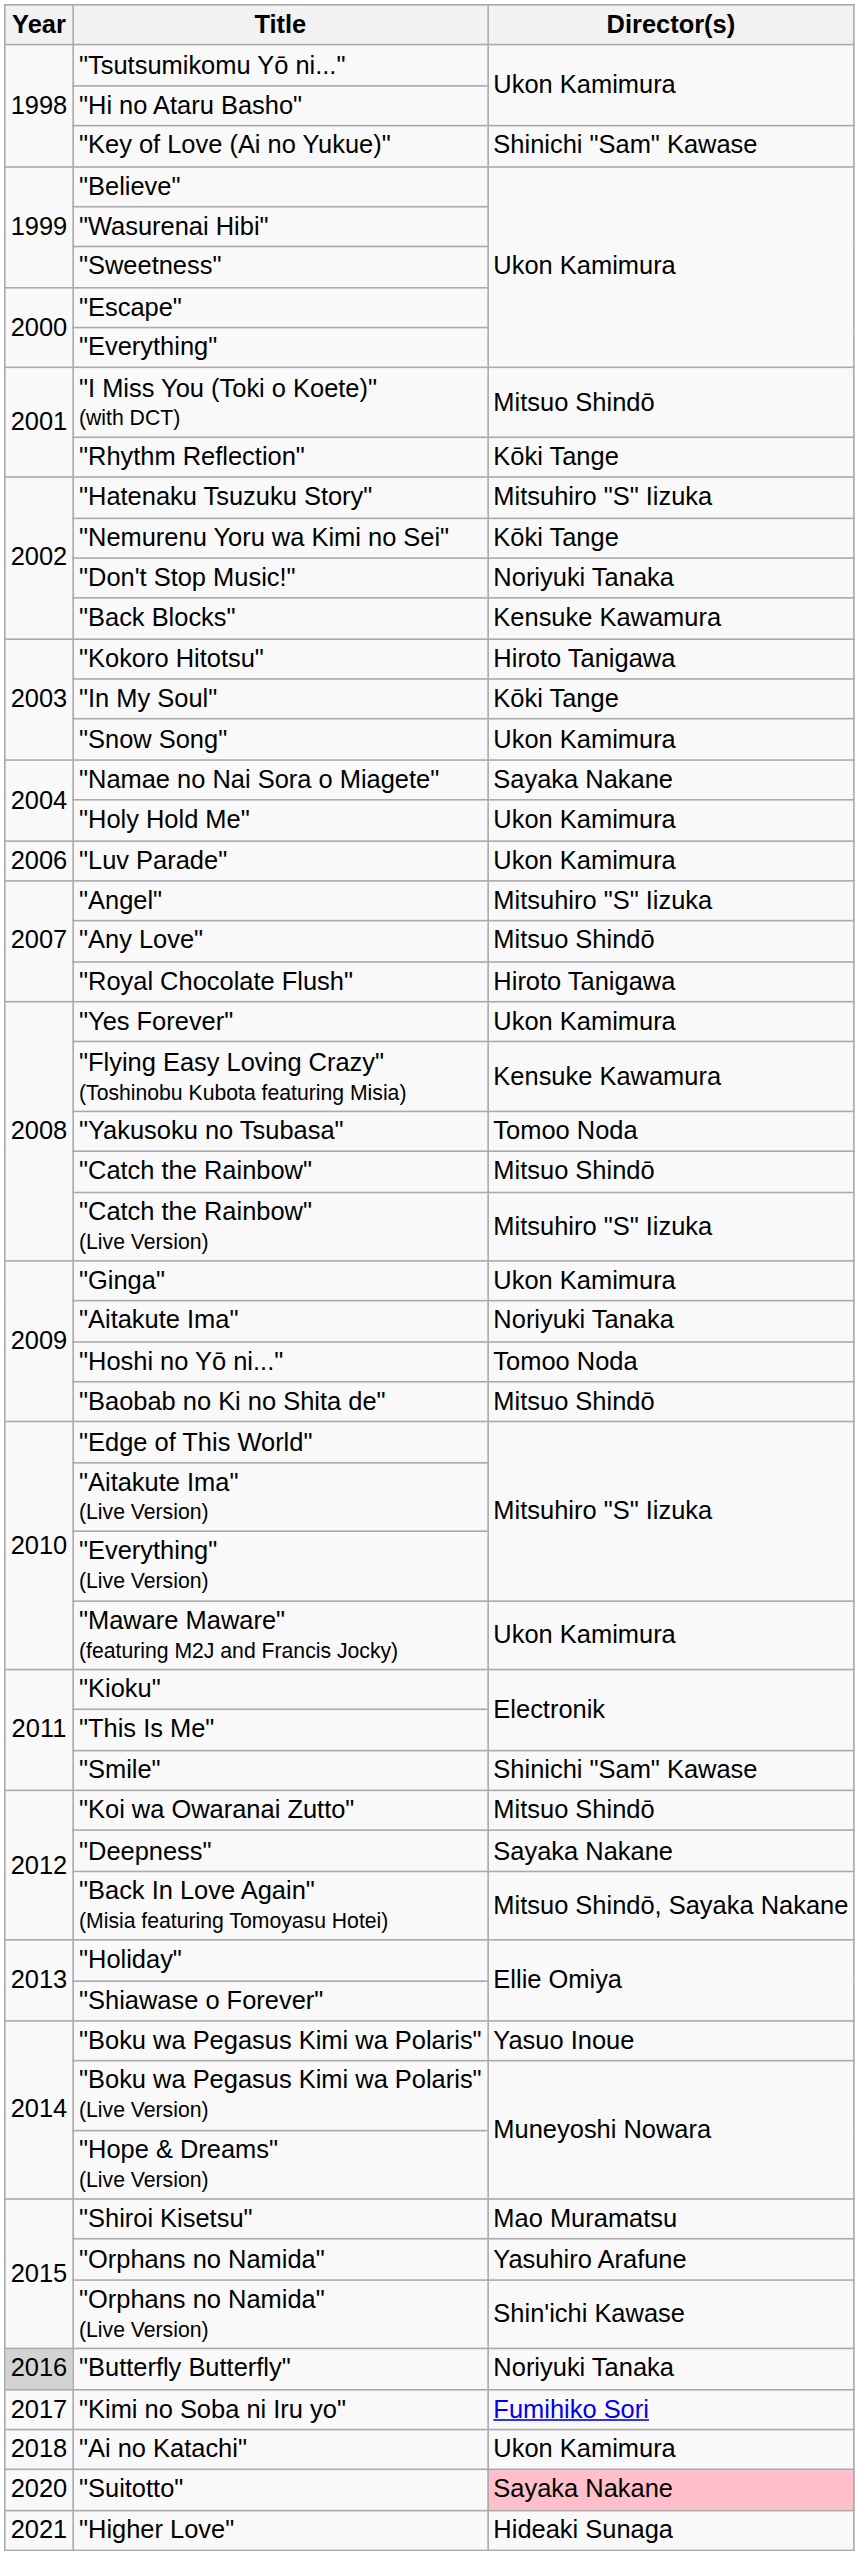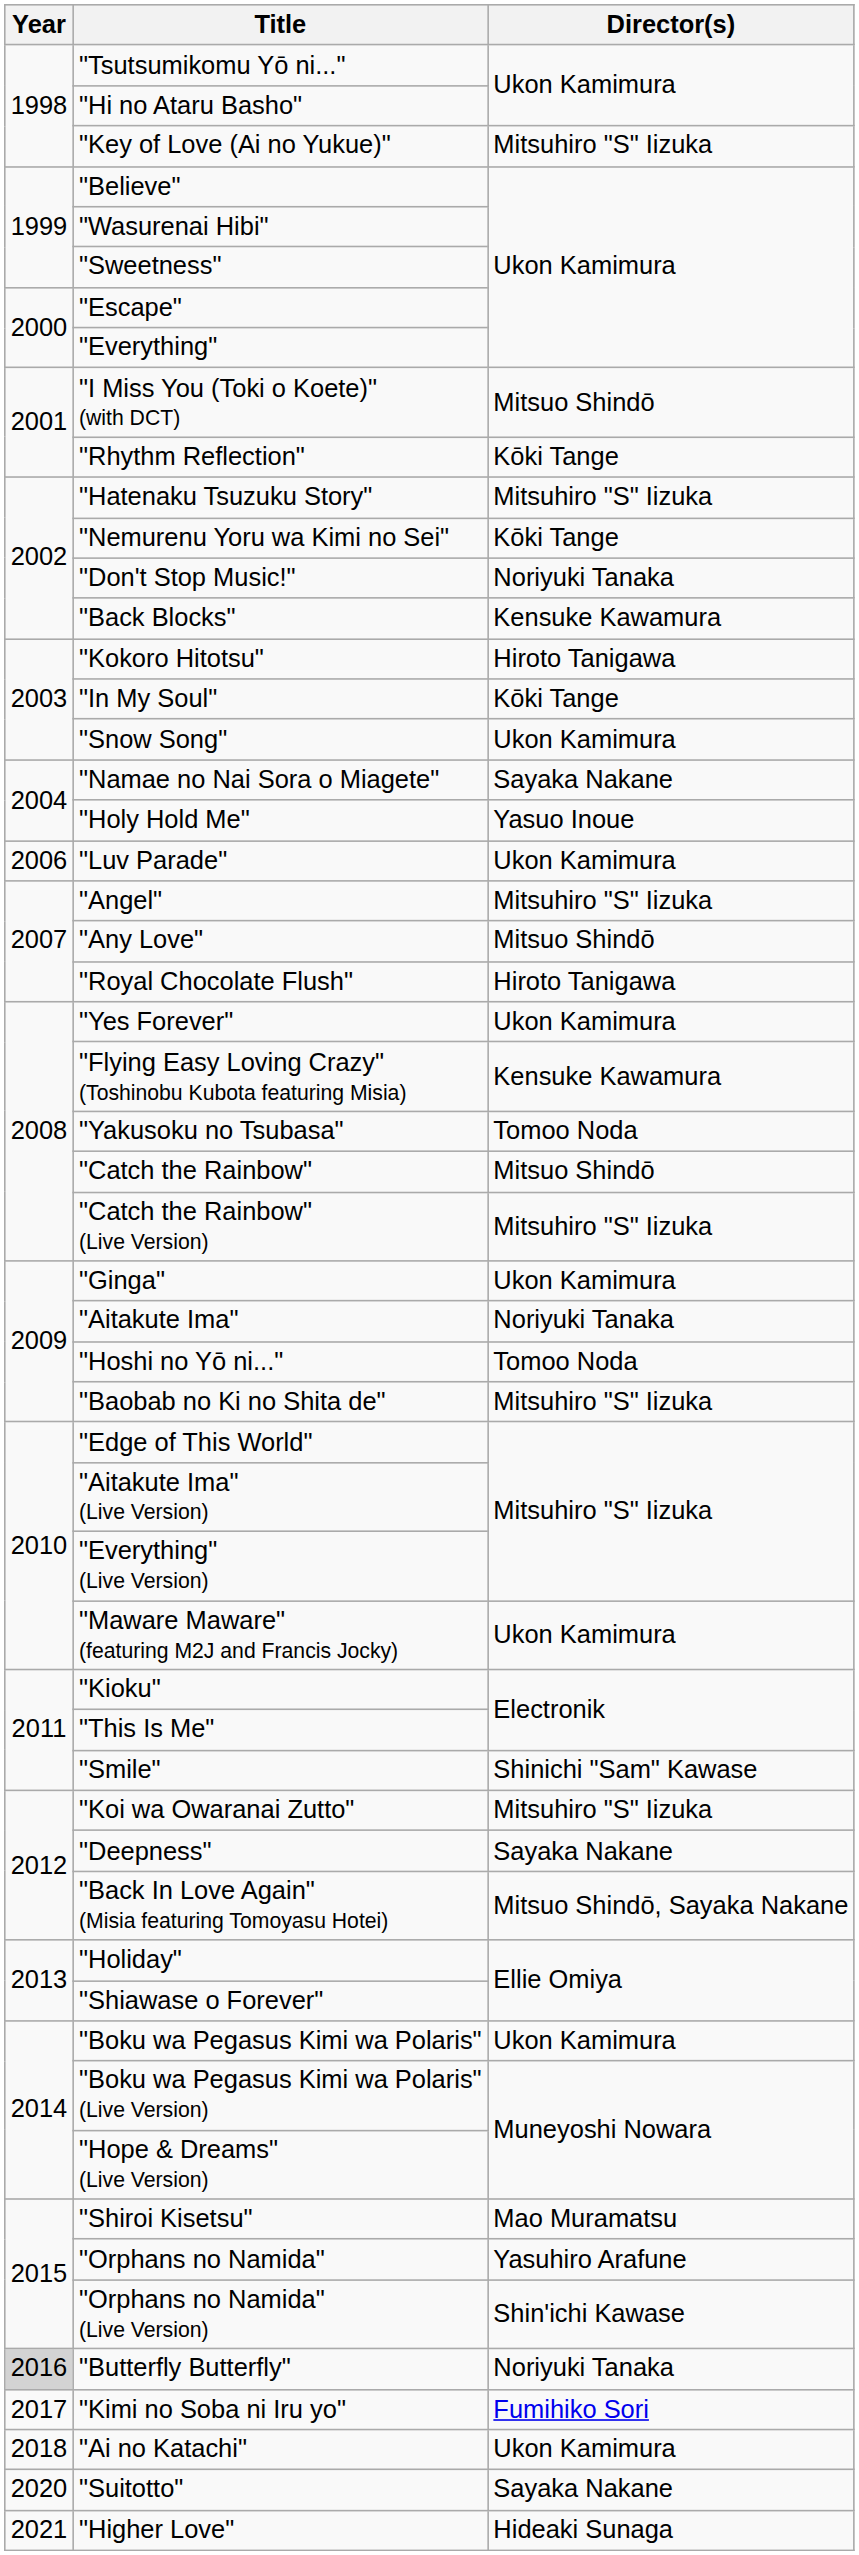(625, 145) Shinichi "Sam" Kawase -> (603, 145) Mitsuhiro "S" Iizuka
(585, 819) Ukon Kamimura -> (564, 819) Yasuo Inoue
(574, 1401) Mitsuo Shindō -> (603, 1401) Mitsuhiro "S" Iizuka
(574, 1810) Mitsuo Shindō -> (603, 1810) Mitsuhiro "S" Iizuka
(564, 2040) Yasuo Inoue -> (585, 2040) Ukon Kamimura
(583, 2489) pink background -> (583, 2489) no background
